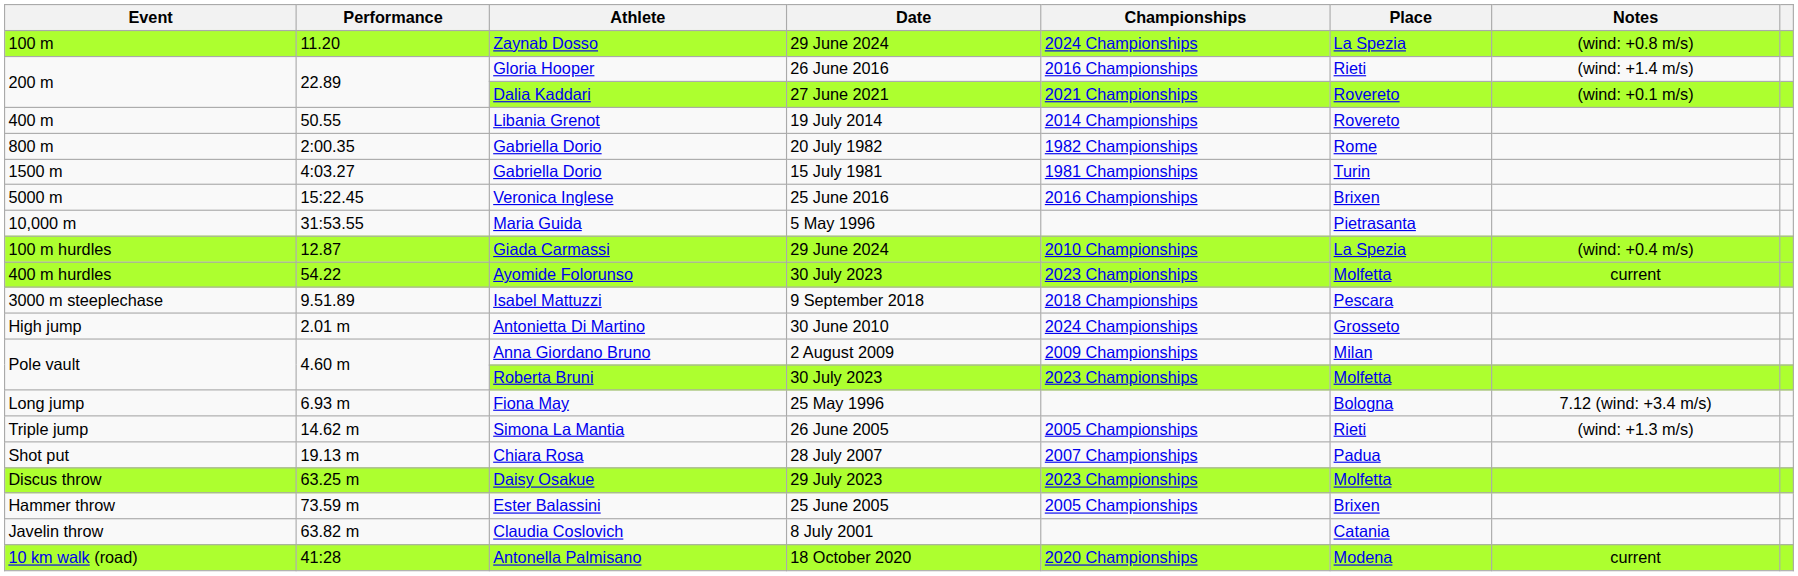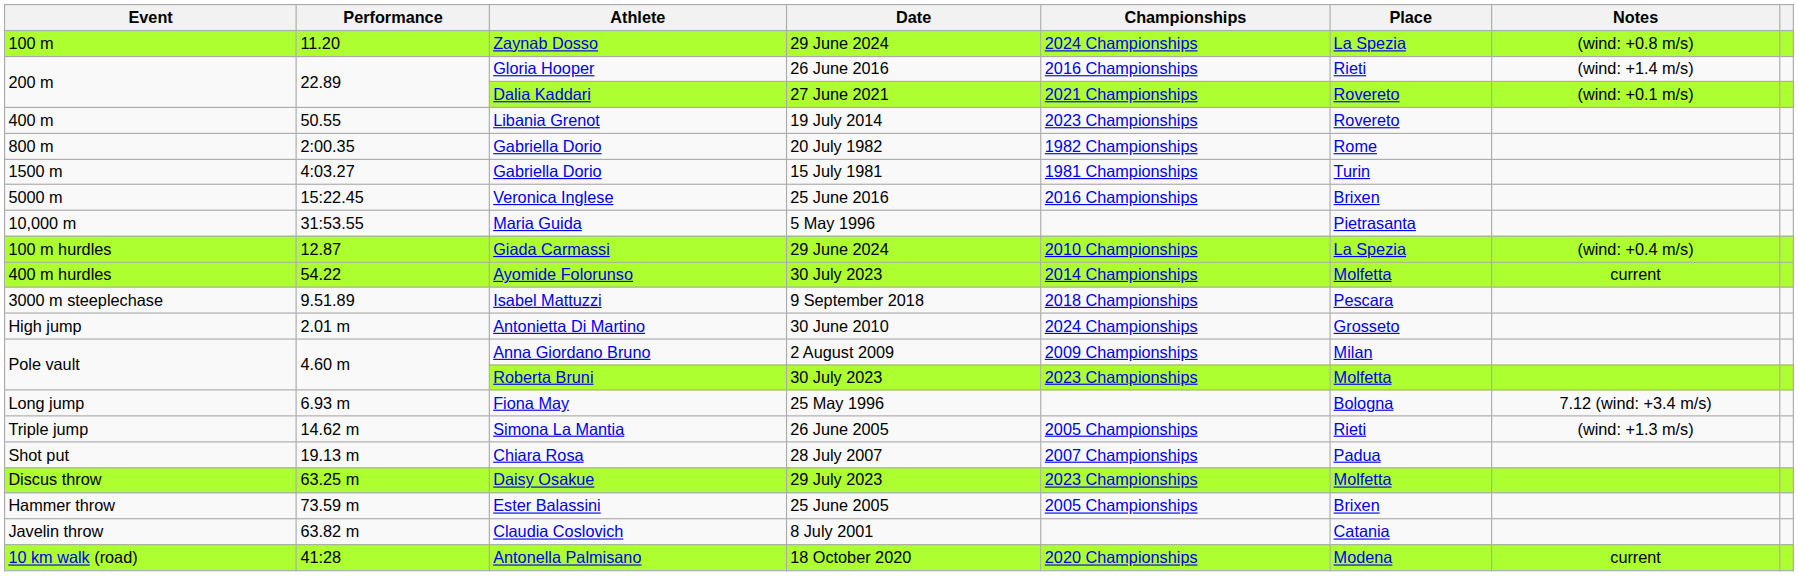(1121, 121) 2014 Championships -> (1121, 121) 2023 Championships
(1121, 275) 2023 Championships -> (1121, 275) 2014 Championships
